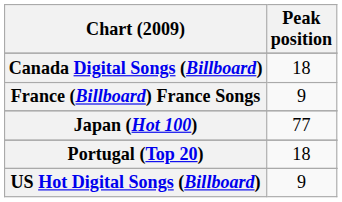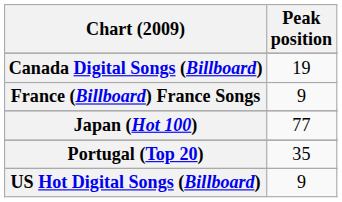(301, 67) 18 -> (301, 67) 19
(301, 153) 18 -> (301, 153) 35
